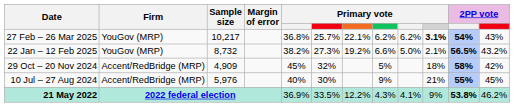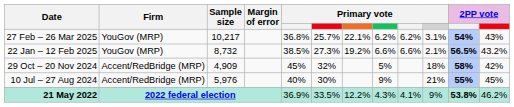(436, 37) bold -> (436, 37) normal
(296, 51) 38.2% -> (296, 51) 38.5%
(410, 51) 5.0% -> (410, 51) 6.6%
